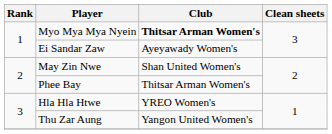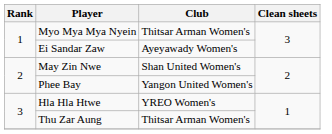(201, 31) bold -> (196, 31) normal
(196, 84) Thitsar Arman Women's -> (197, 84) Yangon United Women's
(197, 119) Yangon United Women's -> (196, 119) Thitsar Arman Women's
